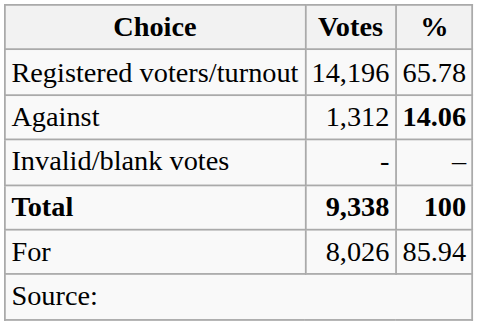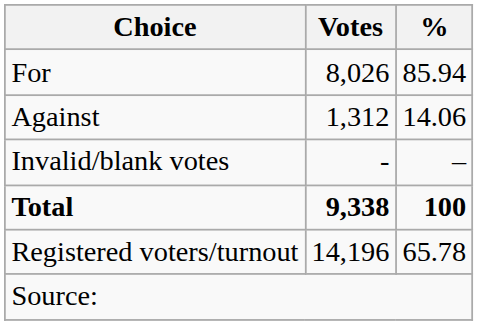rows swapped: (31, 251) <-> (155, 71)
(434, 116) bold -> (434, 116) normal
